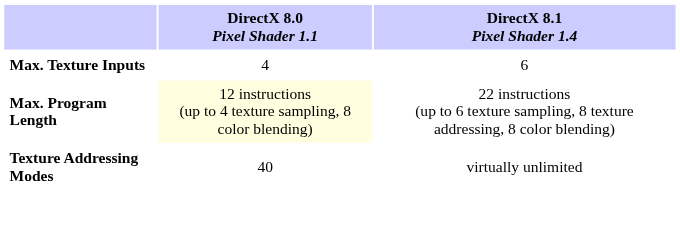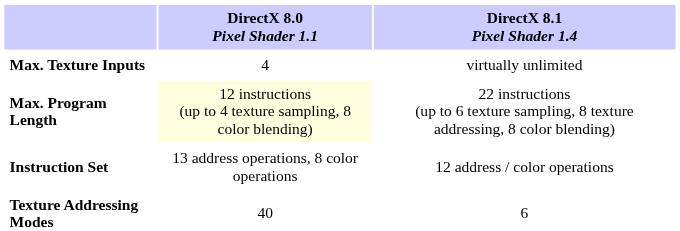(524, 65) 6 -> (524, 65) virtually unlimited
+ row: (59, 166)
(524, 166) virtually unlimited -> (524, 213) 6
